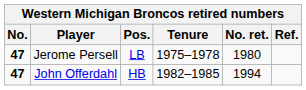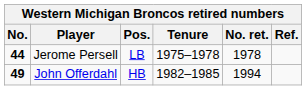(17, 54) 47 -> (17, 54) 44
(247, 54) 1980 -> (247, 54) 1978
(17, 74) 47 -> (17, 74) 49
